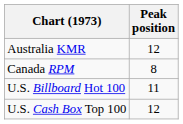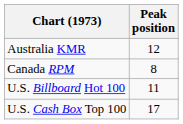(154, 108) 12 -> (154, 108) 17
